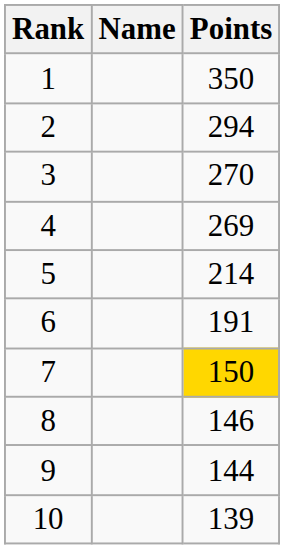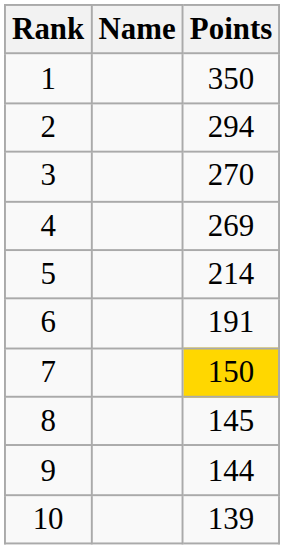(231, 420) 146 -> (231, 420) 145
